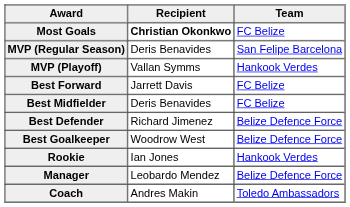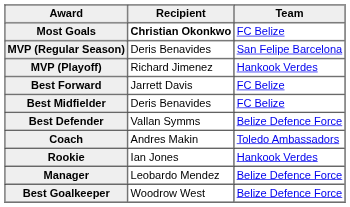(165, 67) Vallan Symms -> (172, 67) Richard Jimenez
(172, 121) Richard Jimenez -> (165, 121) Vallan Symms
rows swapped: (66, 139) <-> (66, 193)
